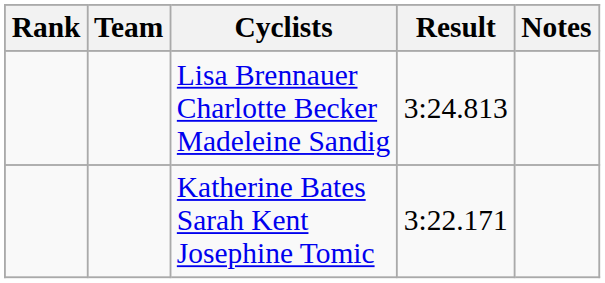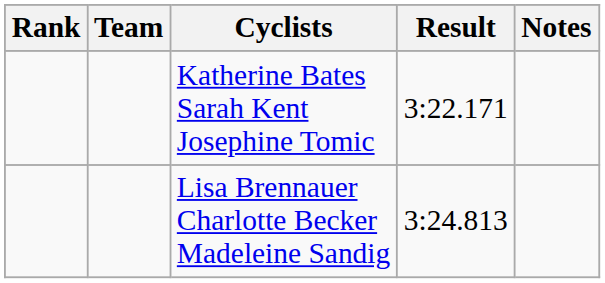rows swapped: (276, 220) <-> (284, 107)
